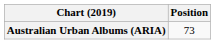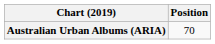(189, 30) 73 -> (189, 30) 70
